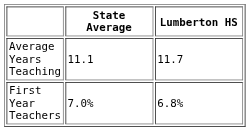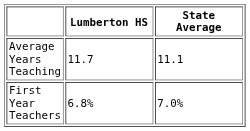columns swapped: (199, 21) <-> (109, 21)
